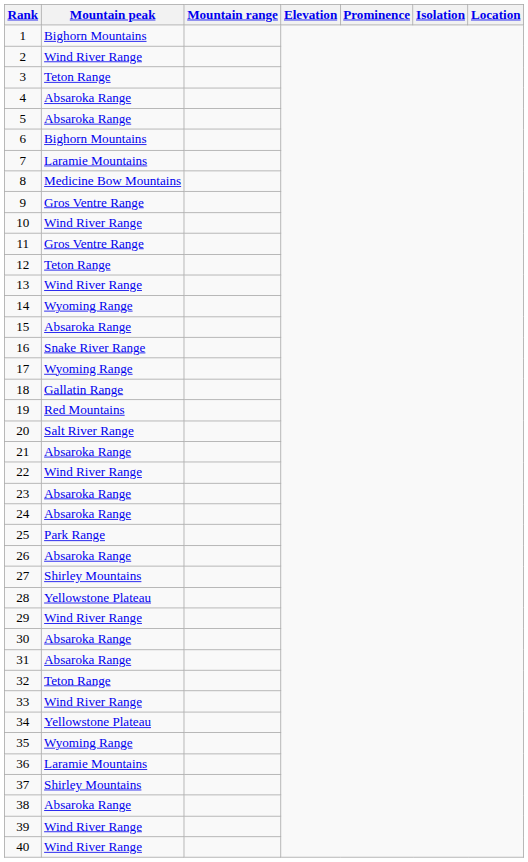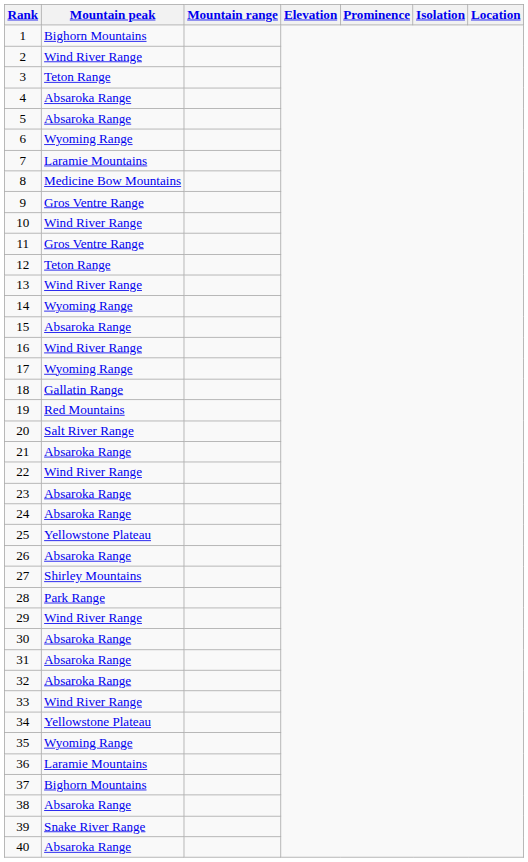(95, 139) Bighorn Mountains -> (88, 139) Wyoming Range
(95, 347) Snake River Range -> (93, 347) Wind River Range
(75, 535) Park Range -> (98, 535) Yellowstone Plateau
(98, 597) Yellowstone Plateau -> (75, 597) Park Range
(77, 680) Teton Range -> (88, 680) Absaroka Range
(93, 784) Shirley Mountains -> (95, 784) Bighorn Mountains
(93, 826) Wind River Range -> (95, 826) Snake River Range
(93, 847) Wind River Range -> (88, 847) Absaroka Range
